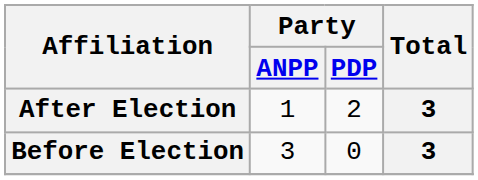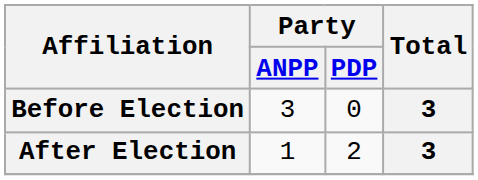rows swapped: (128, 153) <-> (128, 110)
